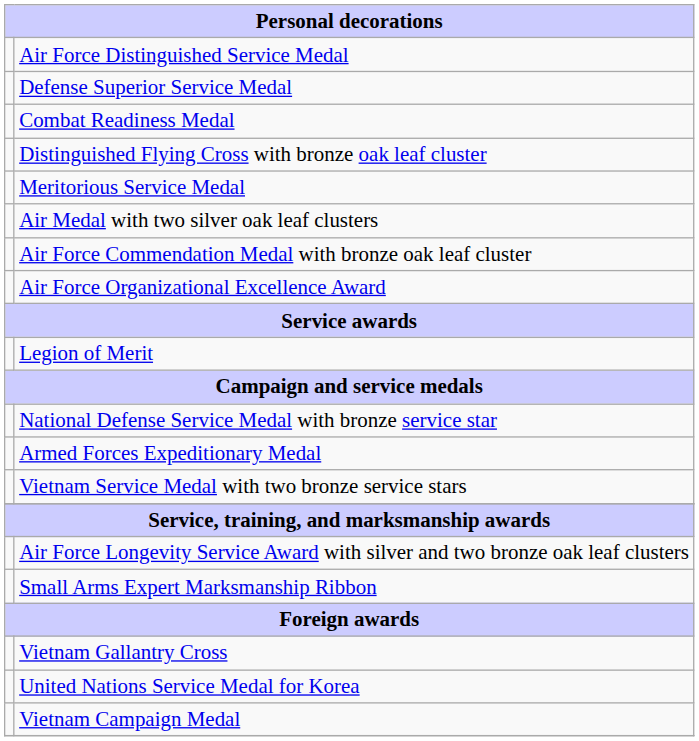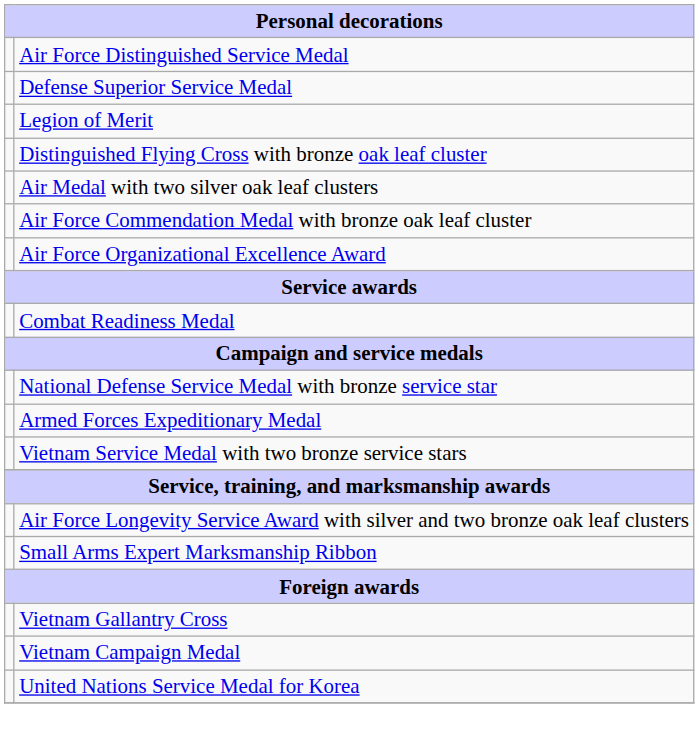rows swapped: (86, 353) <-> (127, 120)
- row: (132, 187)
rows swapped: (189, 685) <-> (130, 719)
